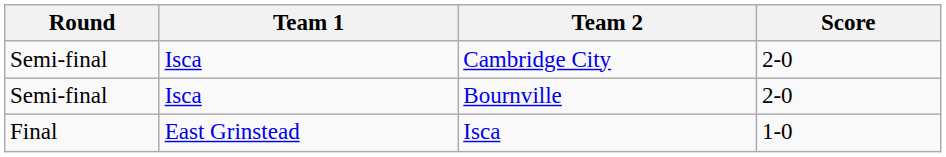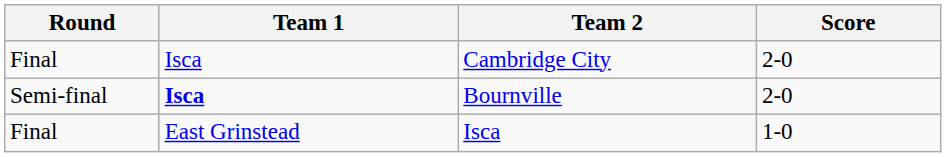(59, 59) Semi-final -> (34, 59) Final
(183, 95) normal -> (184, 95) bold
